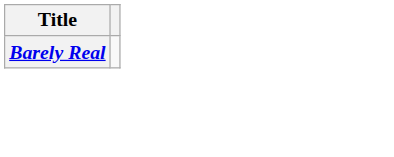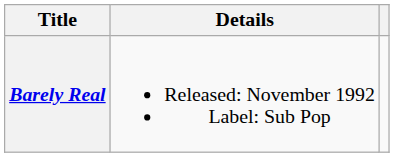+ column: (245, 20)
